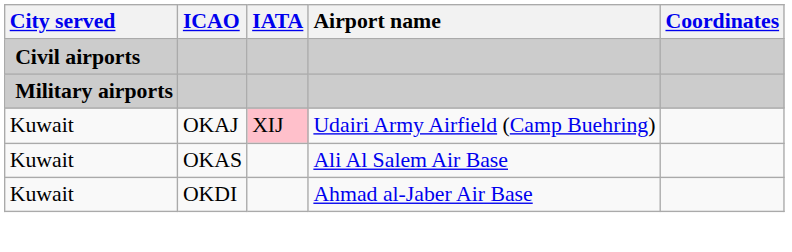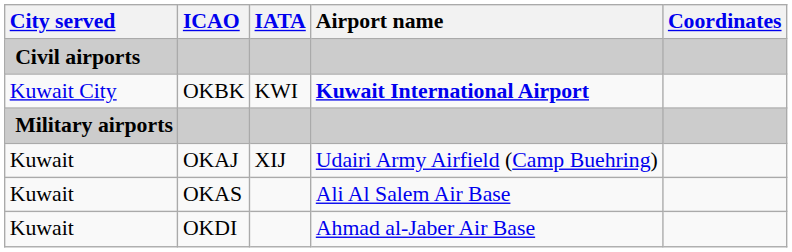+ row: (63, 90)
(268, 125) pink background -> (270, 159) no background
